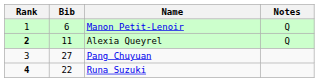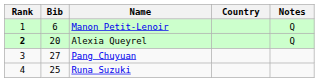+ column: (241, 12)
(67, 41) 11 -> (55, 41) 20
(27, 70) bold -> (22, 70) normal
(67, 70) 22 -> (55, 70) 25
